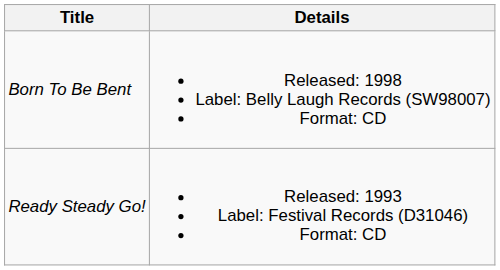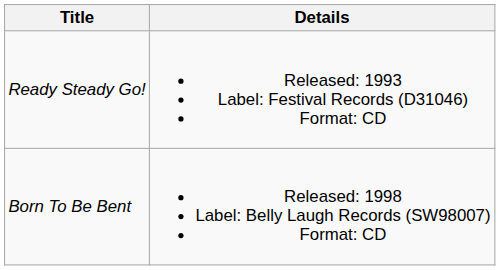rows swapped: (77, 206) <-> (70, 89)
